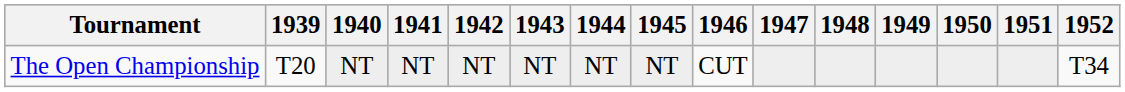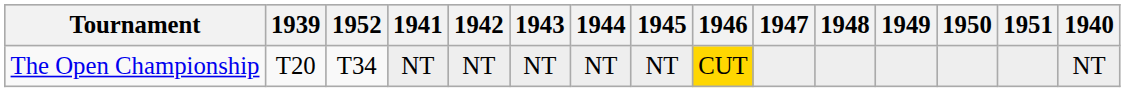columns swapped: (357, 25) <-> (1089, 25)
(723, 65) no background -> (723, 65) gold background
